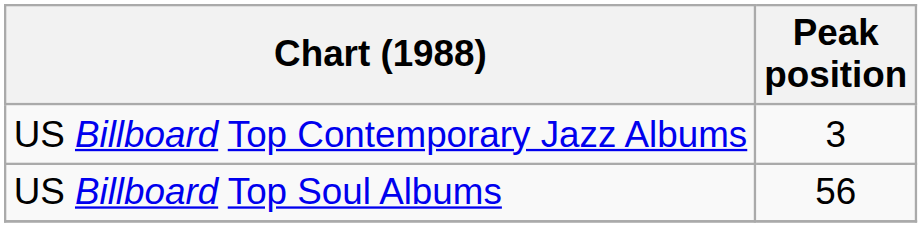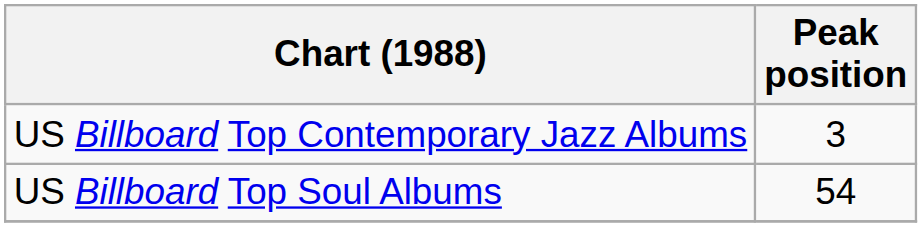(836, 191) 56 -> (836, 191) 54
